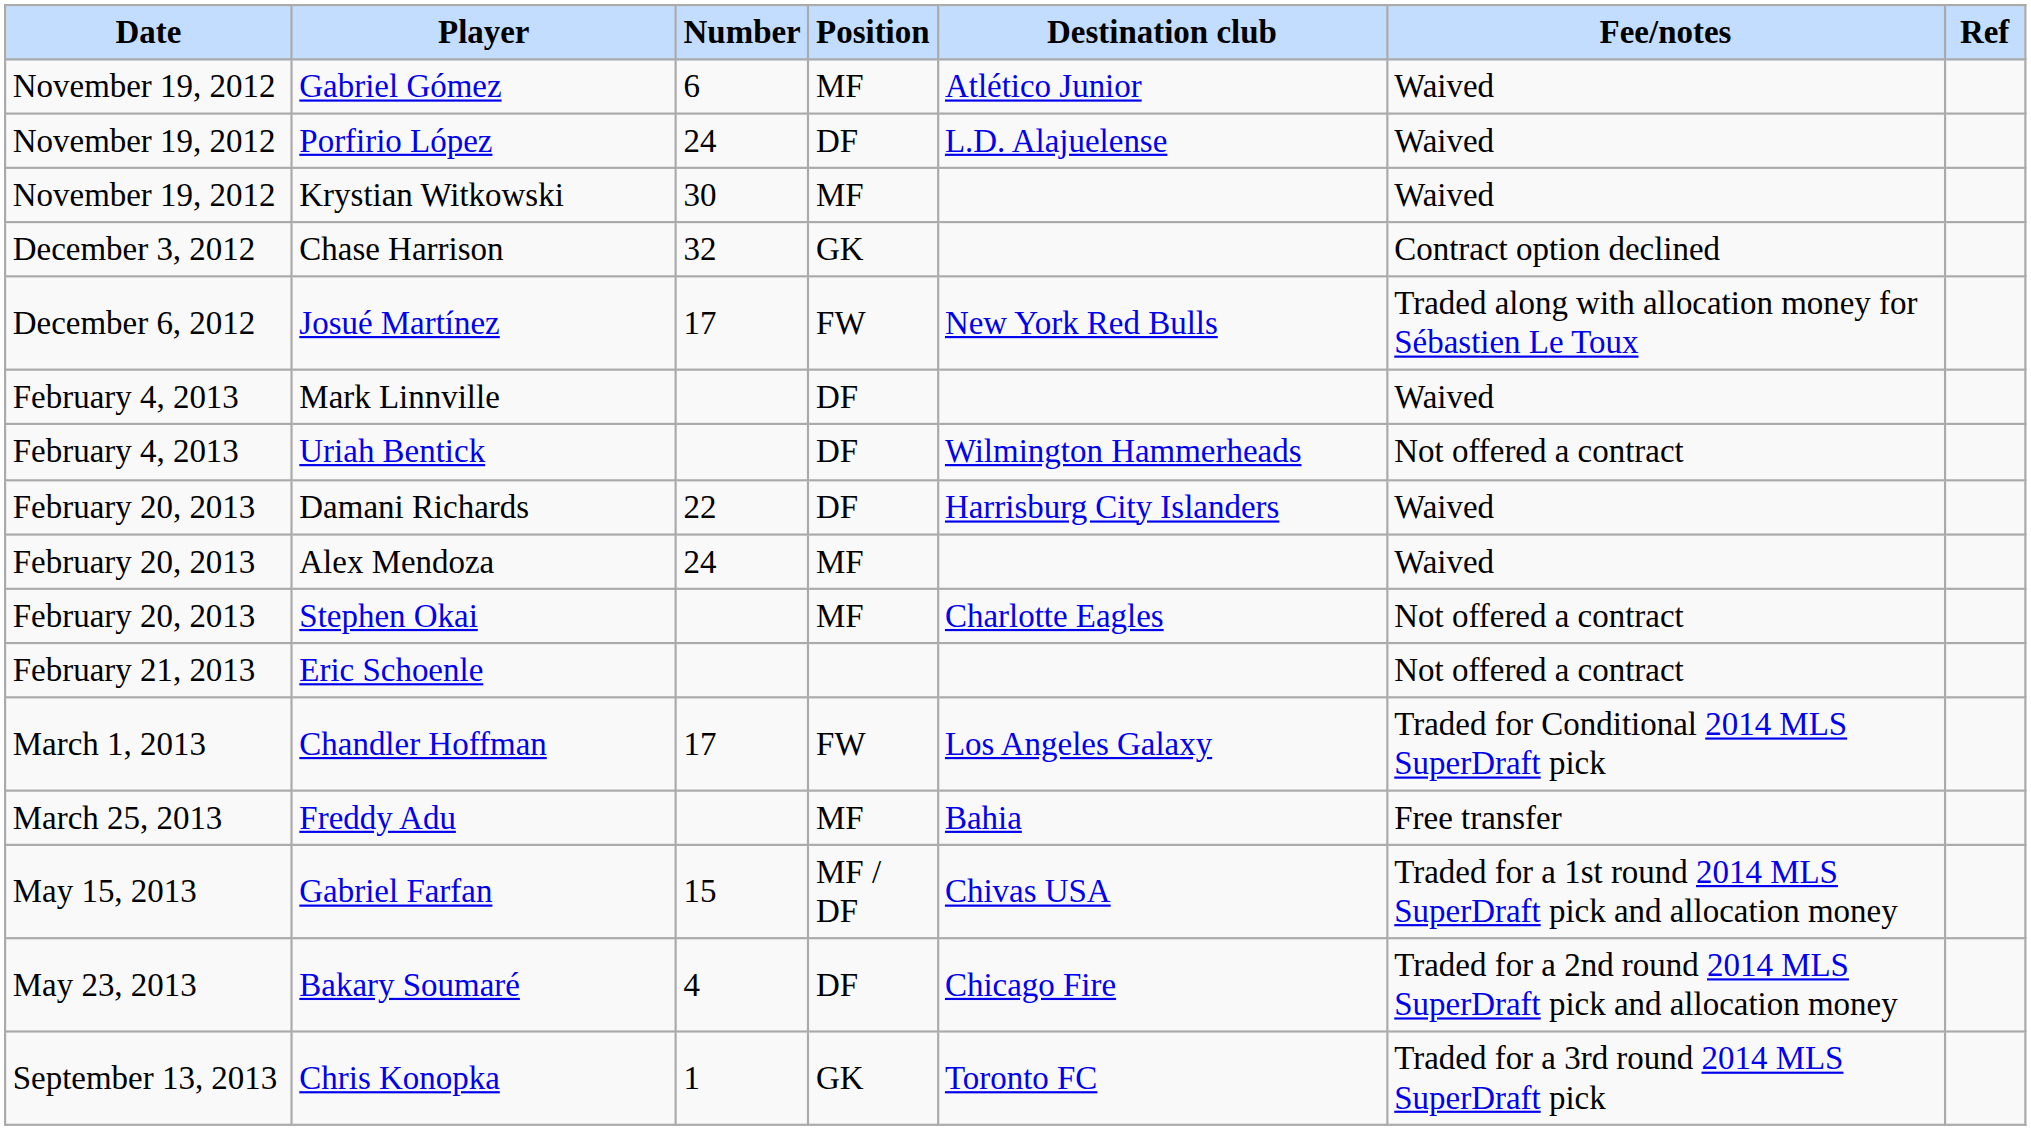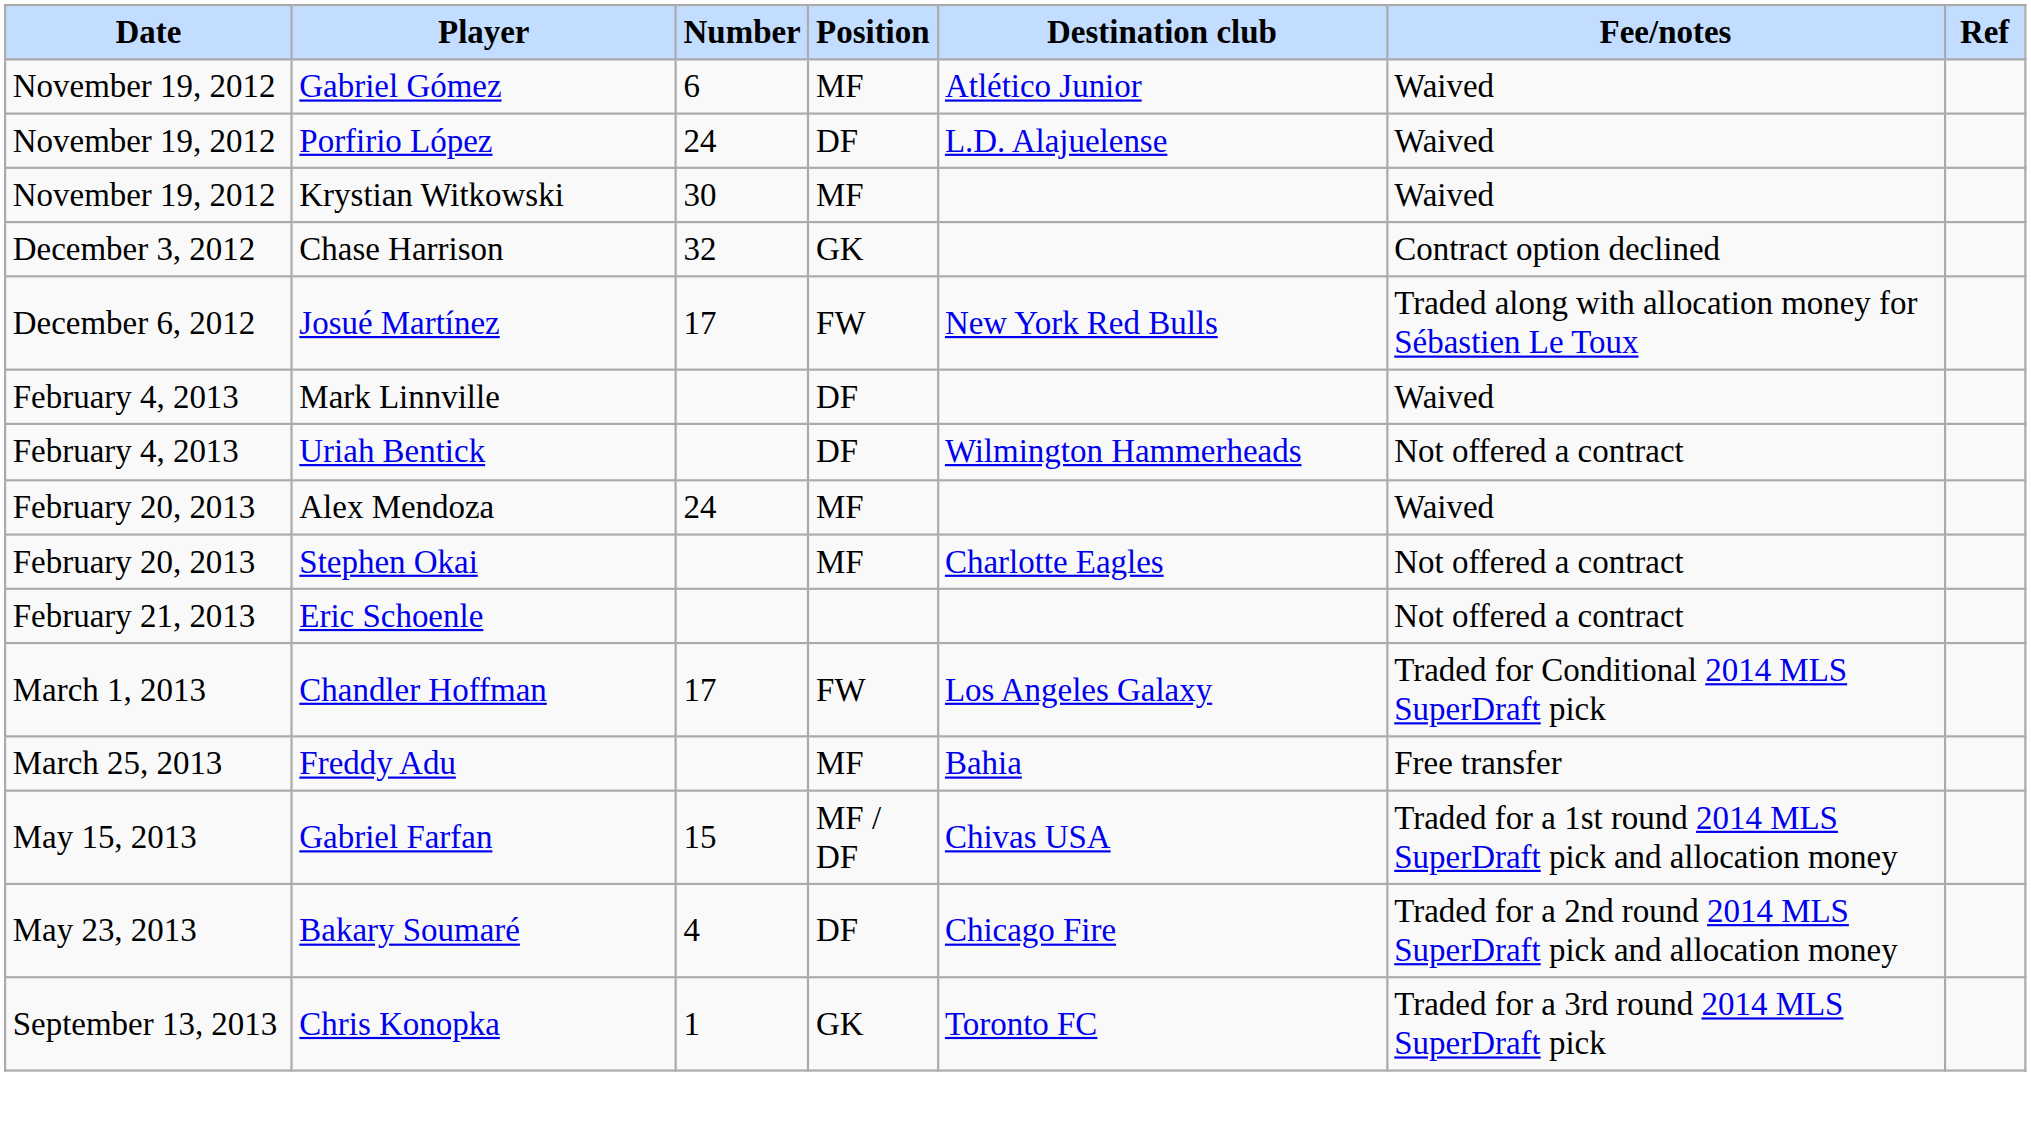- row: (414, 506)
